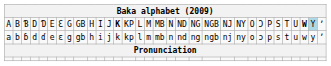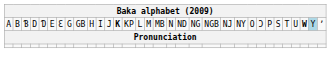- row: (9, 37)
